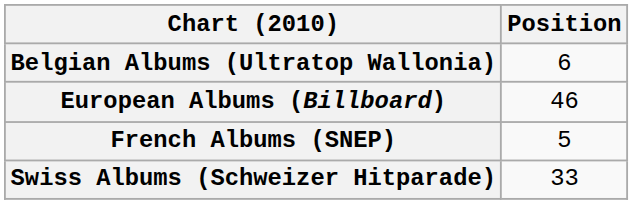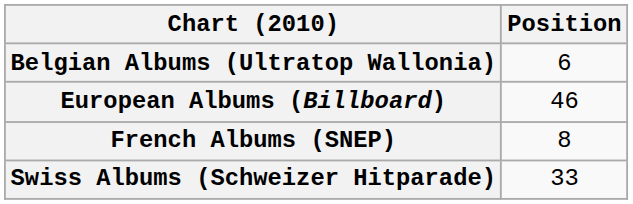(564, 141) 5 -> (564, 141) 8
